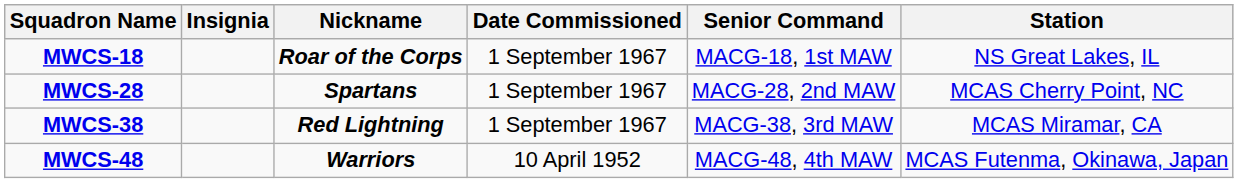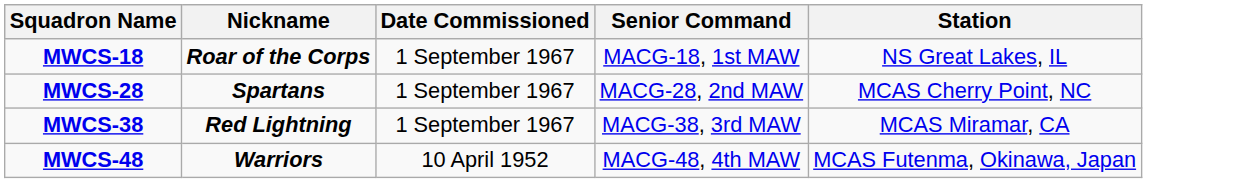- column: (228, 21)
